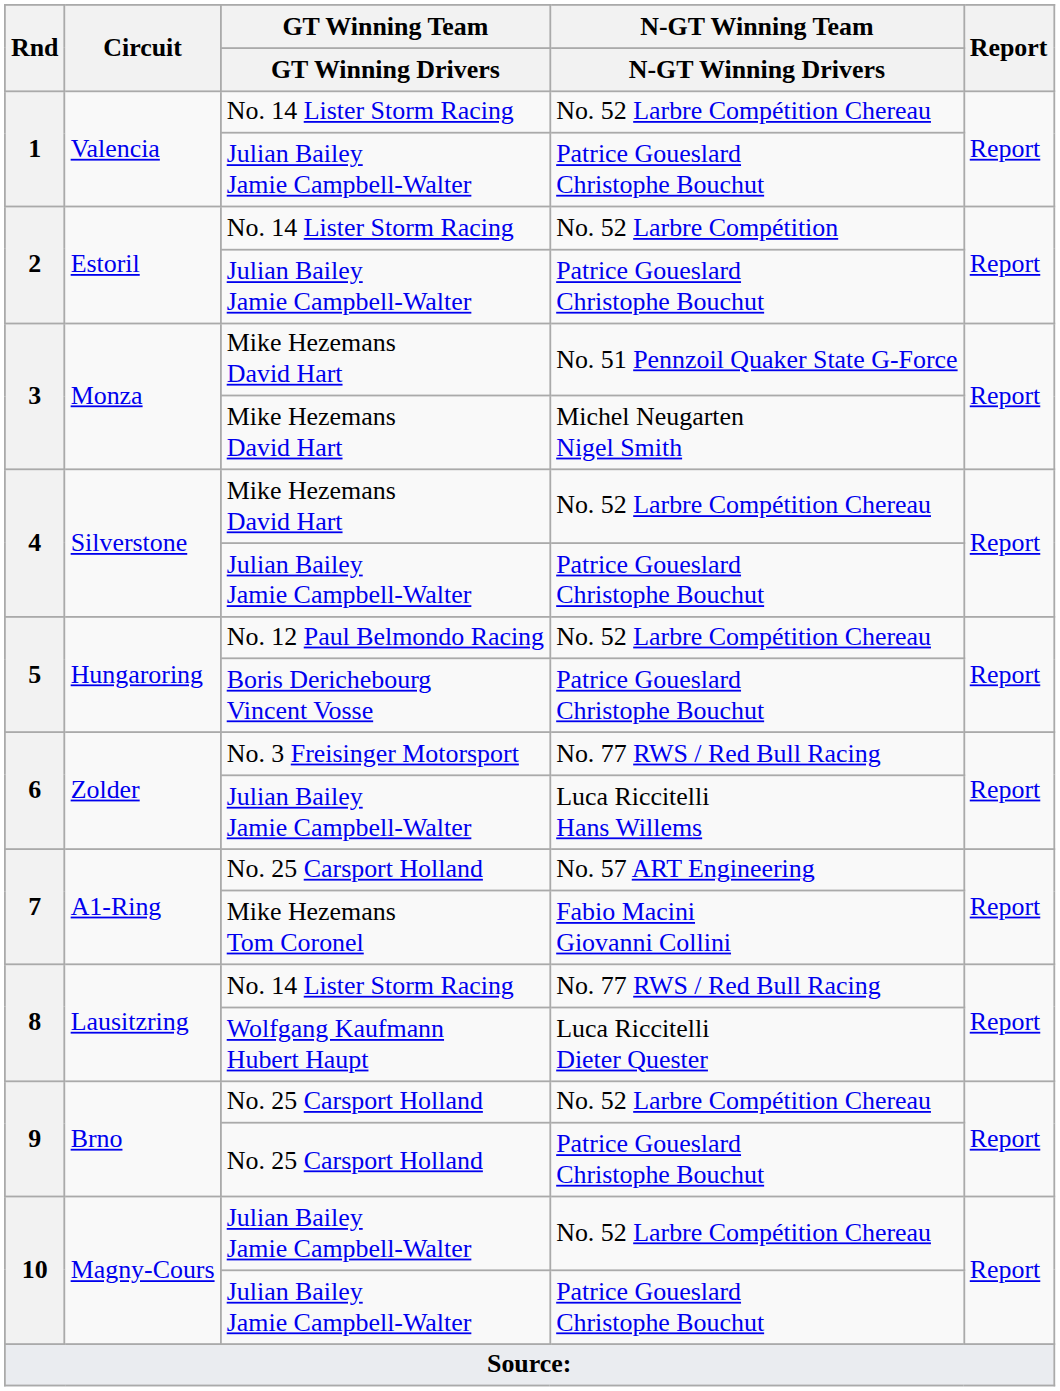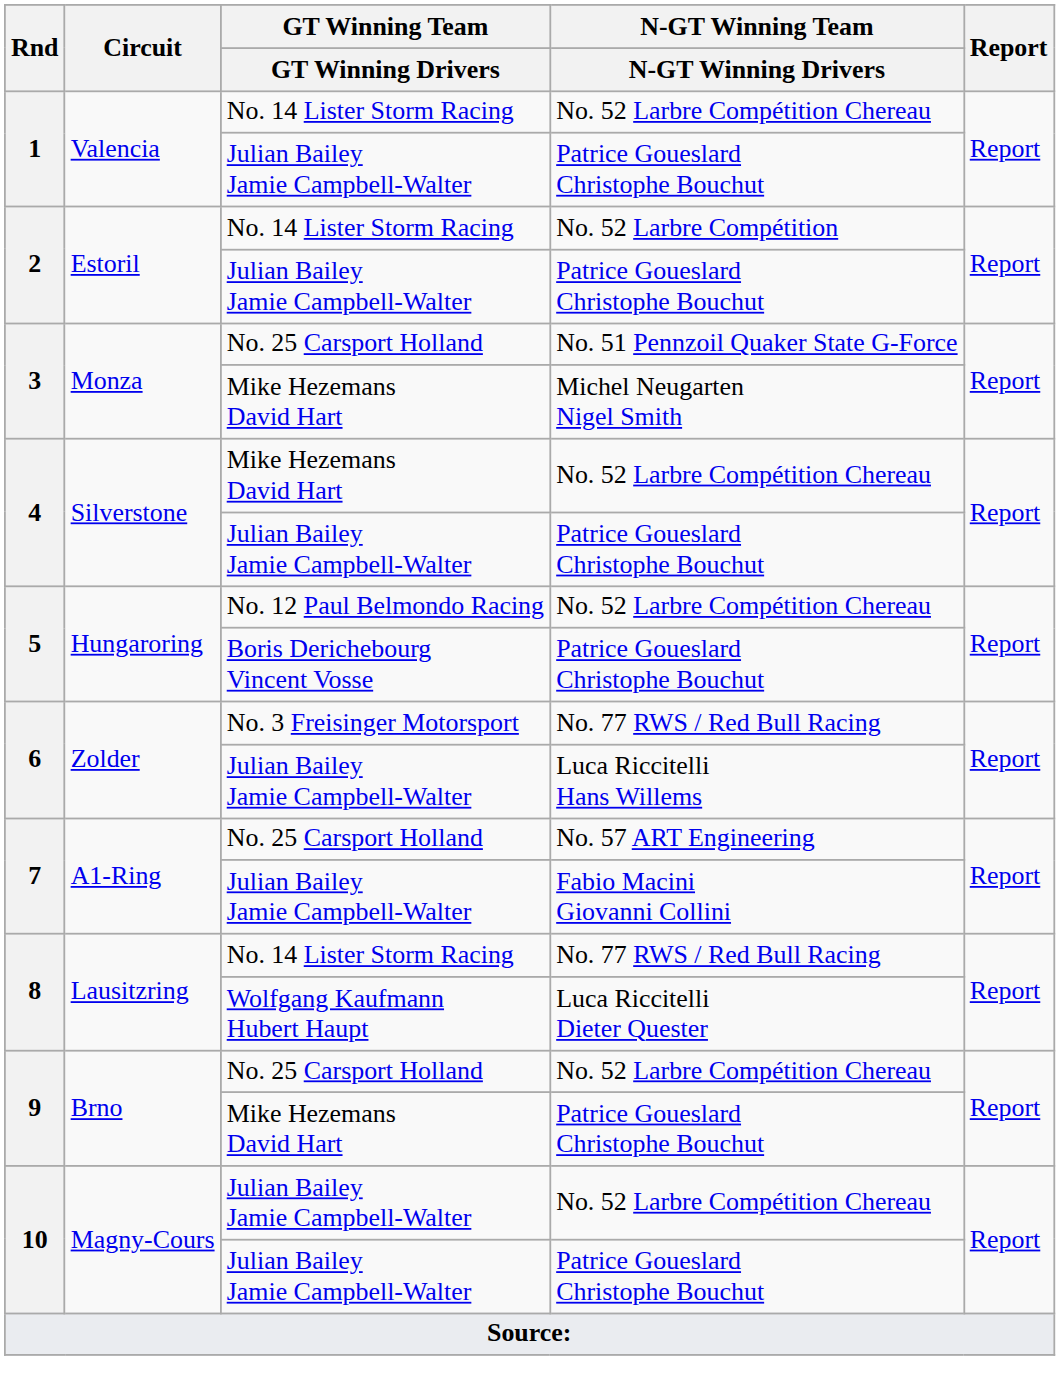(311, 359) Mike Hezemans David Hart -> (355, 343) No. 25 Carsport Holland
(311, 927) Mike Hezemans Tom Coronel -> (349, 897) Julian Bailey Jamie Campbell-Walter
(355, 1159) No. 25 Carsport Holland -> (311, 1129) Mike Hezemans David Hart
